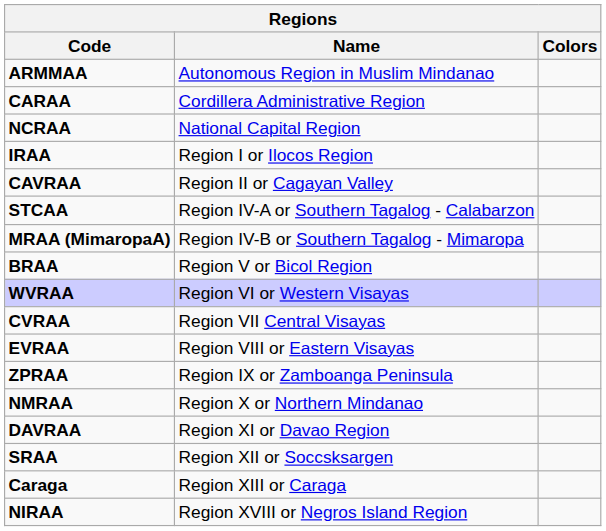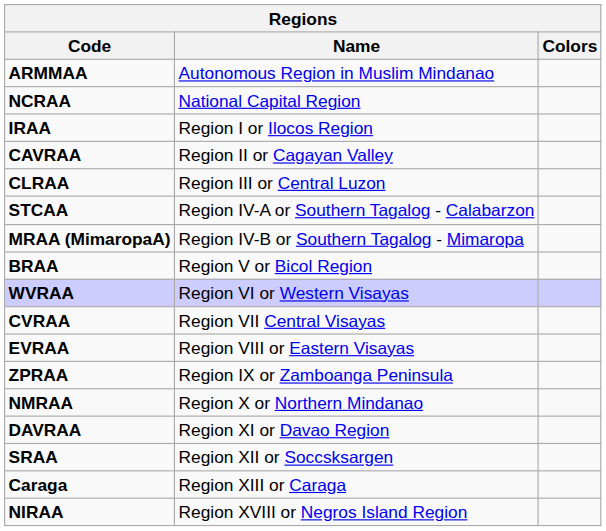- row: (40, 101)
+ row: (39, 183)
